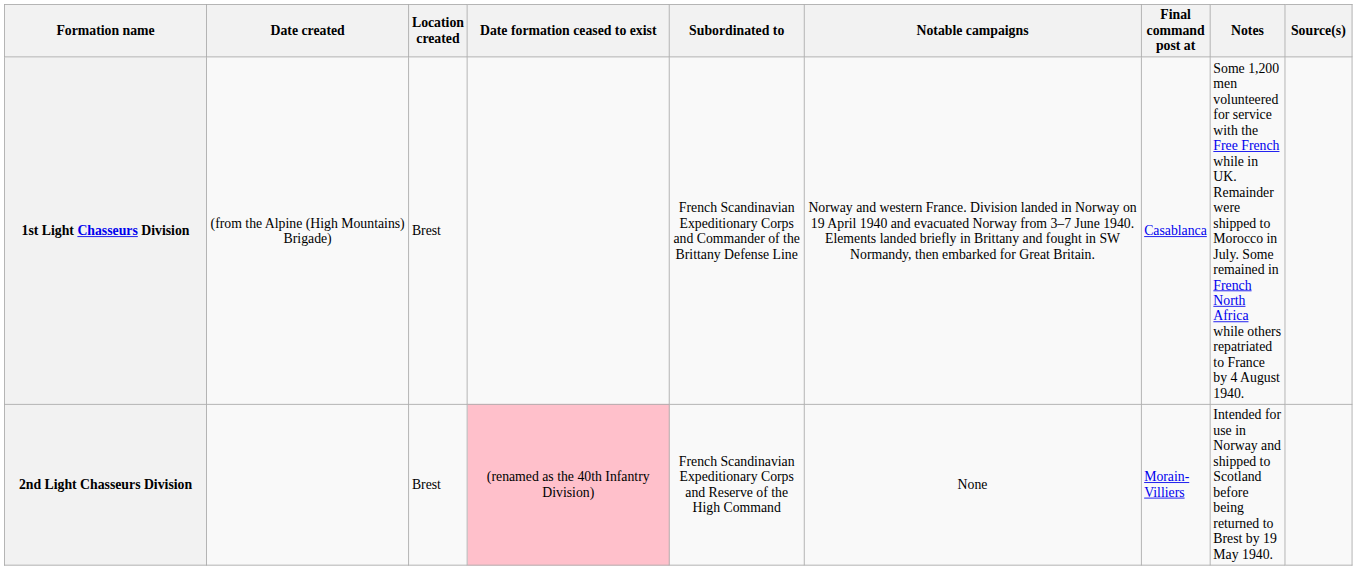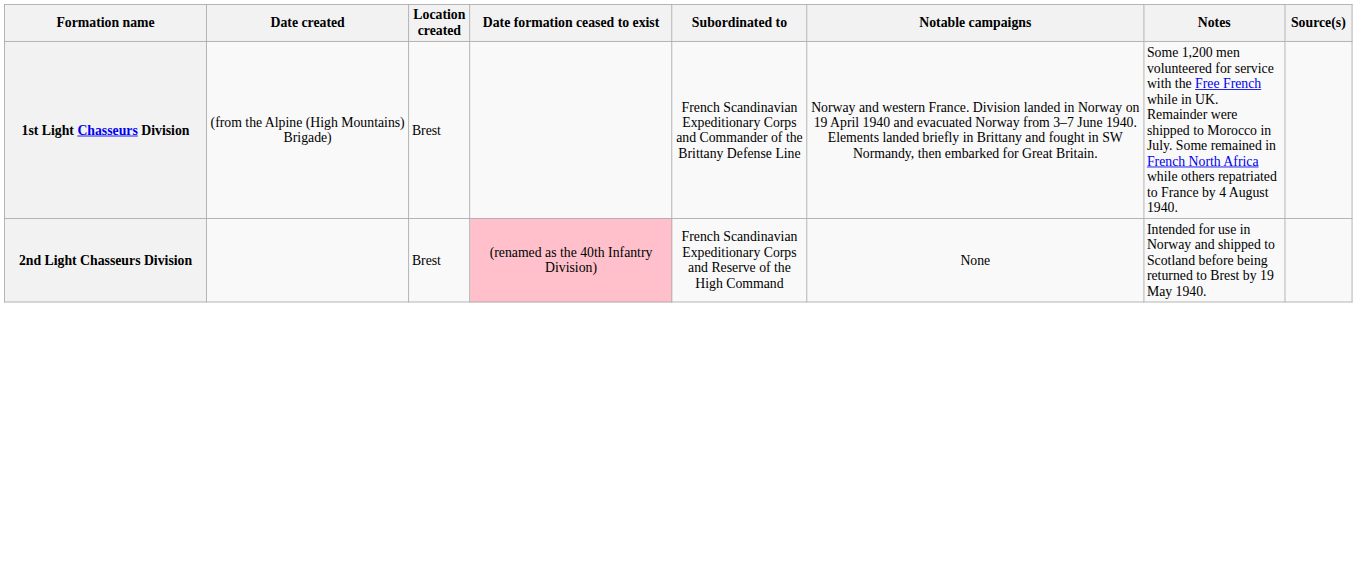- column: (1176, 30)
